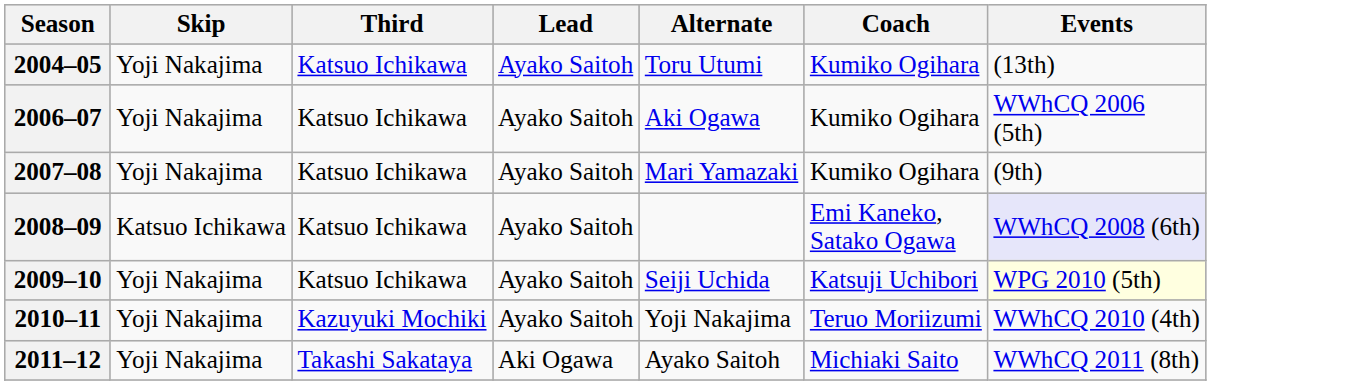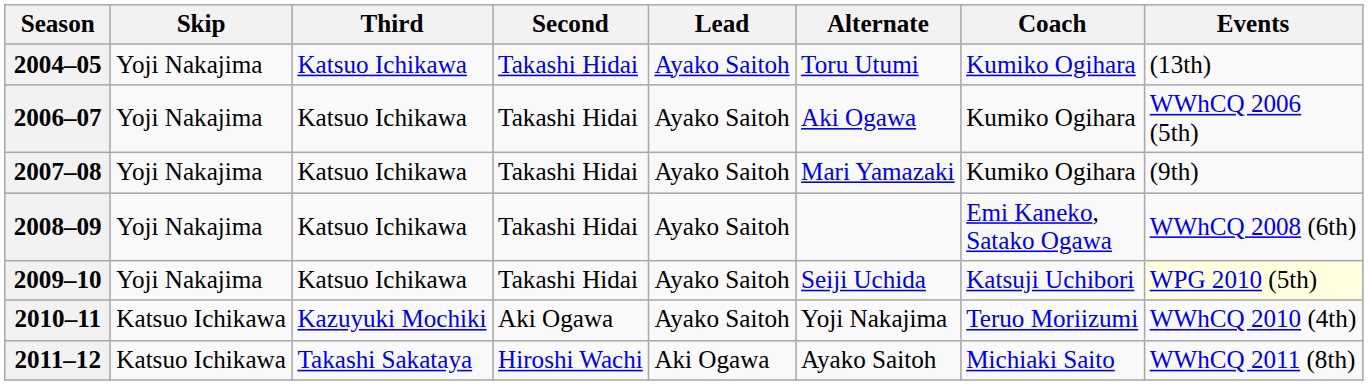+ column: (570, 24)
(201, 226) Katsuo Ichikawa -> (189, 226) Yoji Nakajima
(1097, 226) lavender background -> (1253, 226) no background
(189, 319) Yoji Nakajima -> (201, 319) Katsuo Ichikawa
(189, 359) Yoji Nakajima -> (201, 359) Katsuo Ichikawa
